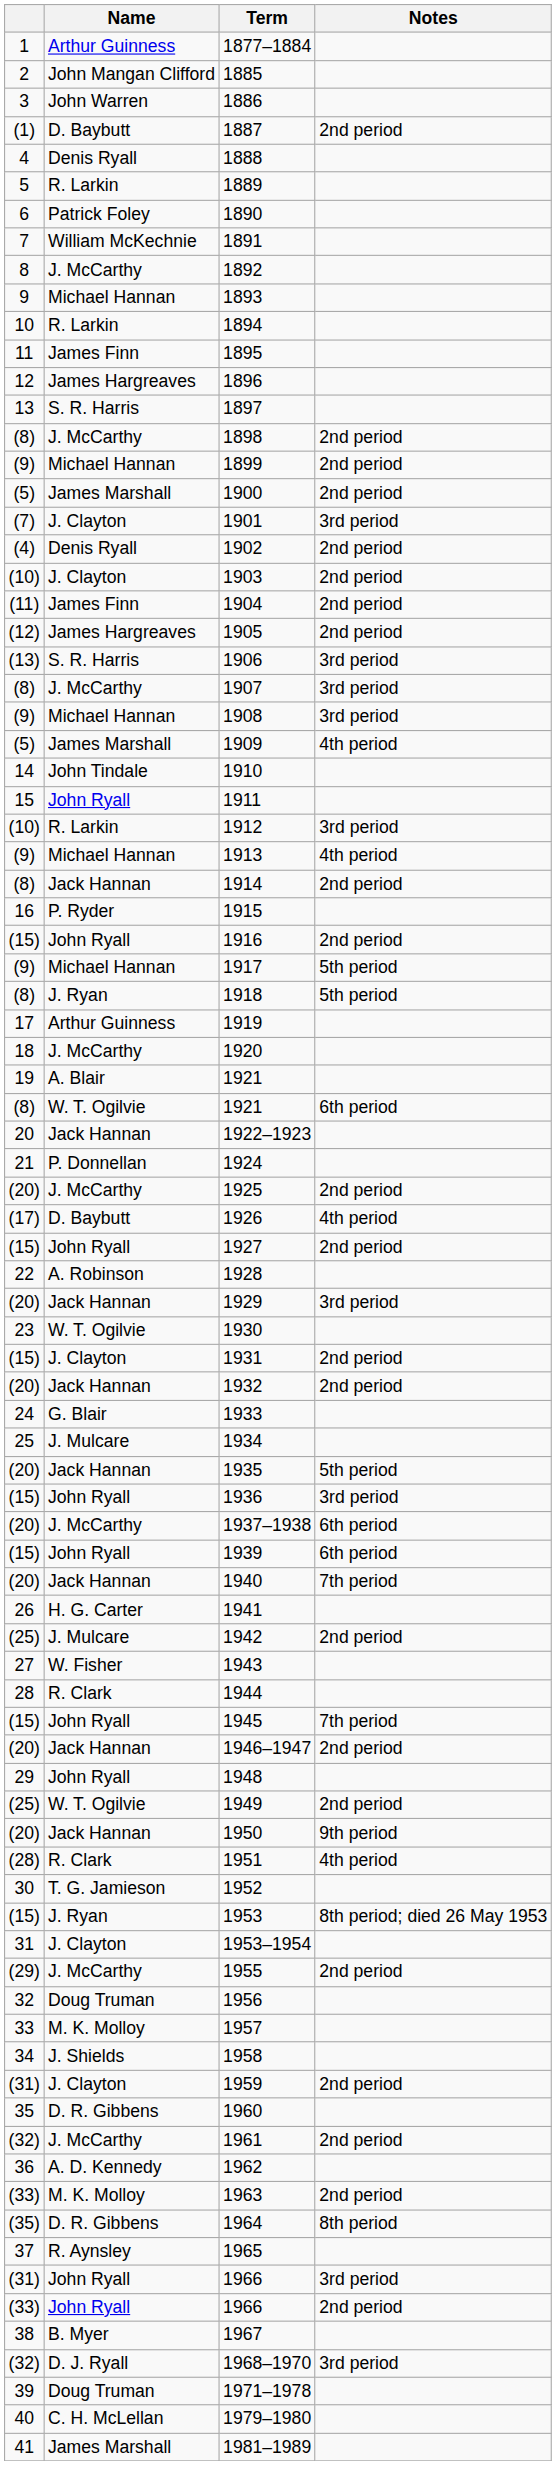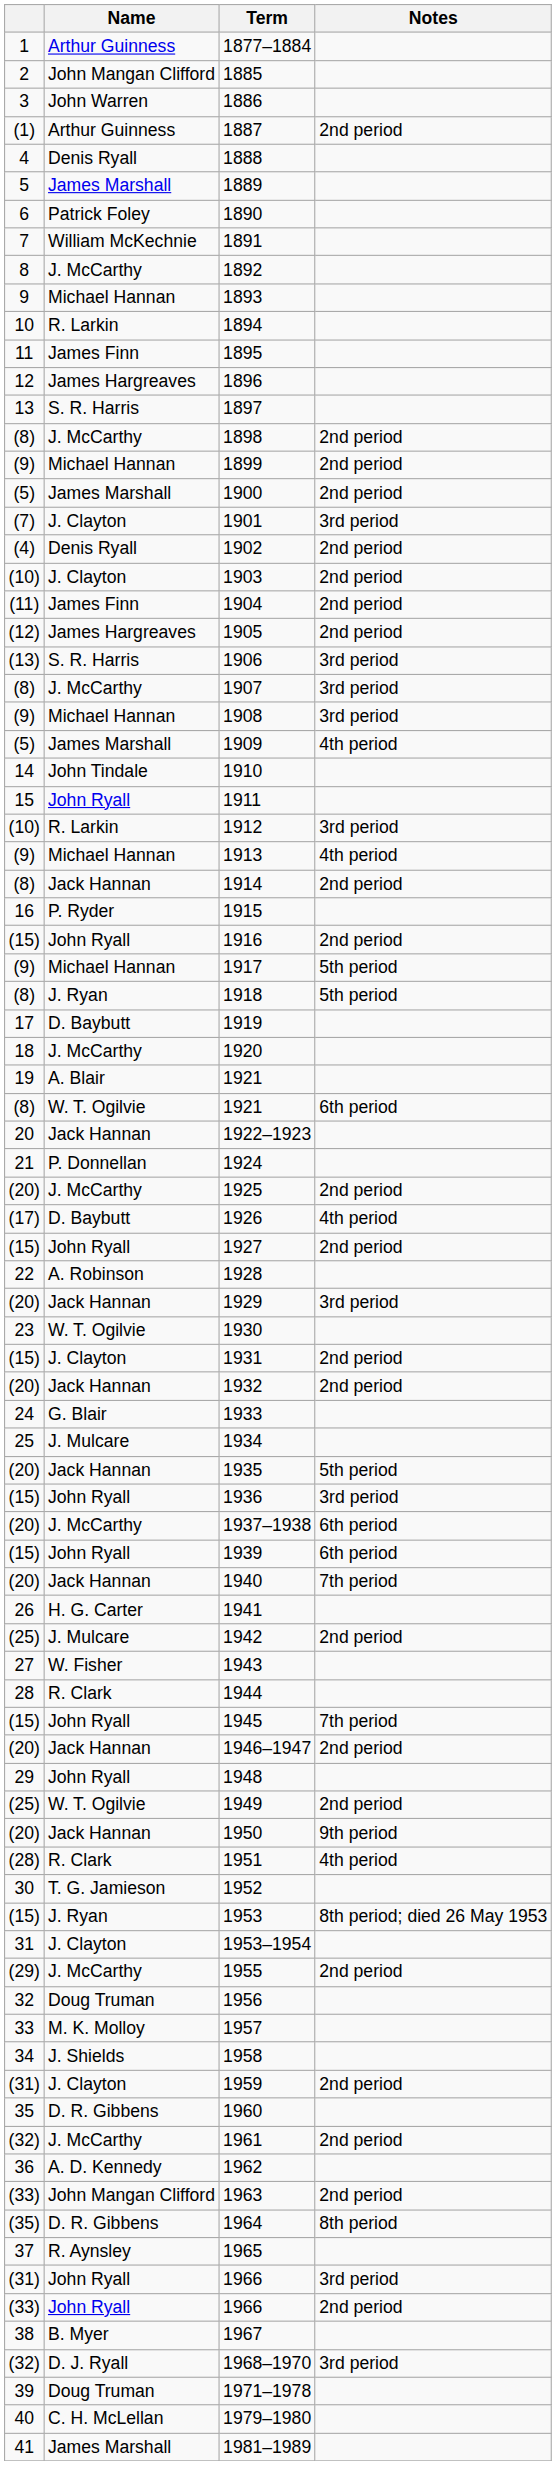(89, 130) D. Baybutt -> (112, 130) Arthur Guinness
(83, 185) R. Larkin -> (110, 185) James Marshall
(112, 1023) Arthur Guinness -> (89, 1023) D. Baybutt
(96, 2195) M. K. Molloy -> (132, 2195) John Mangan Clifford
